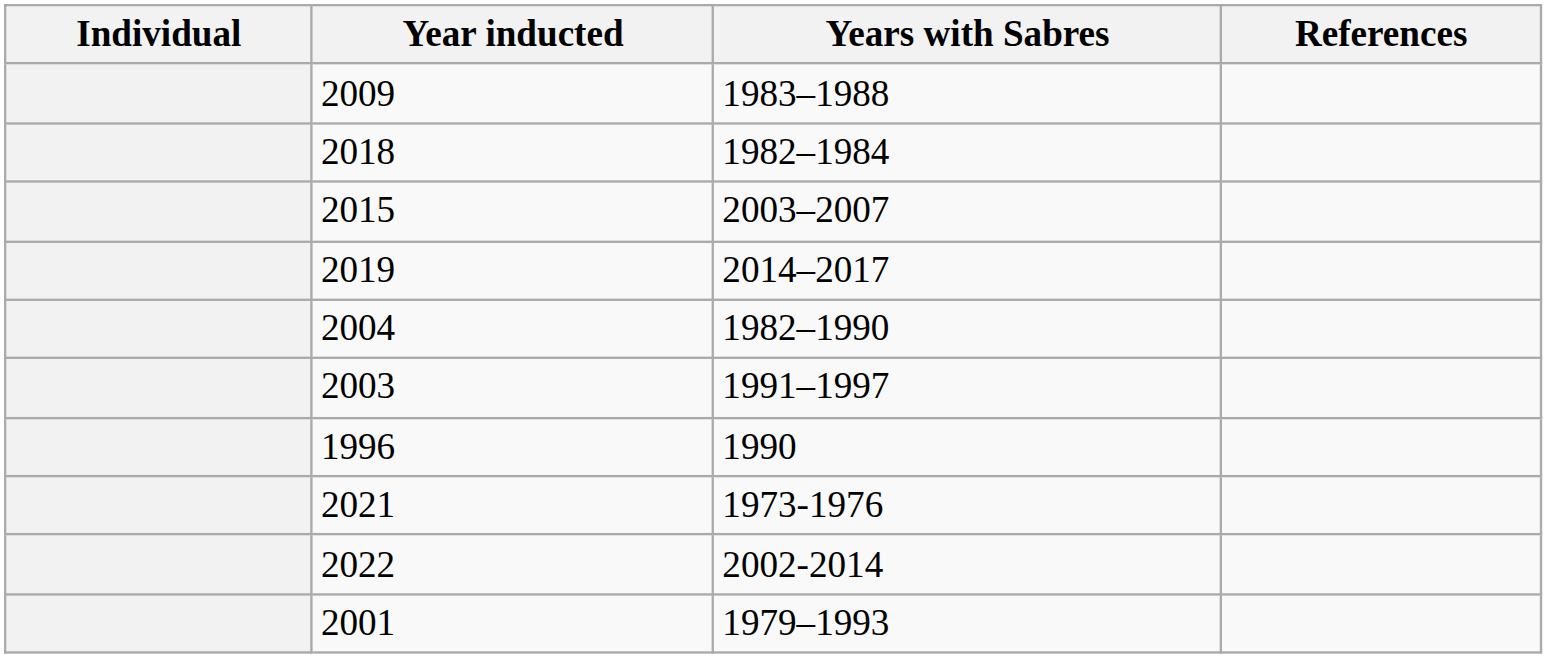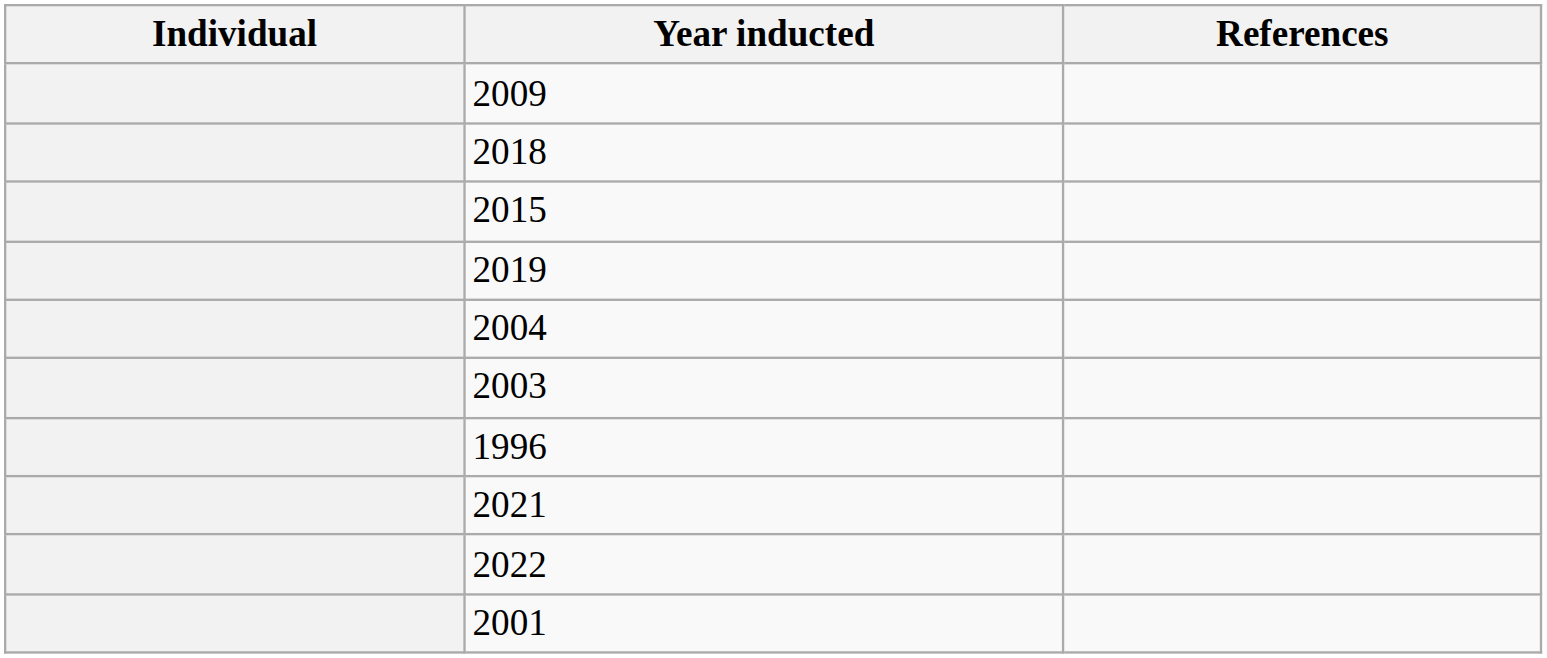- column: (968, 33)
